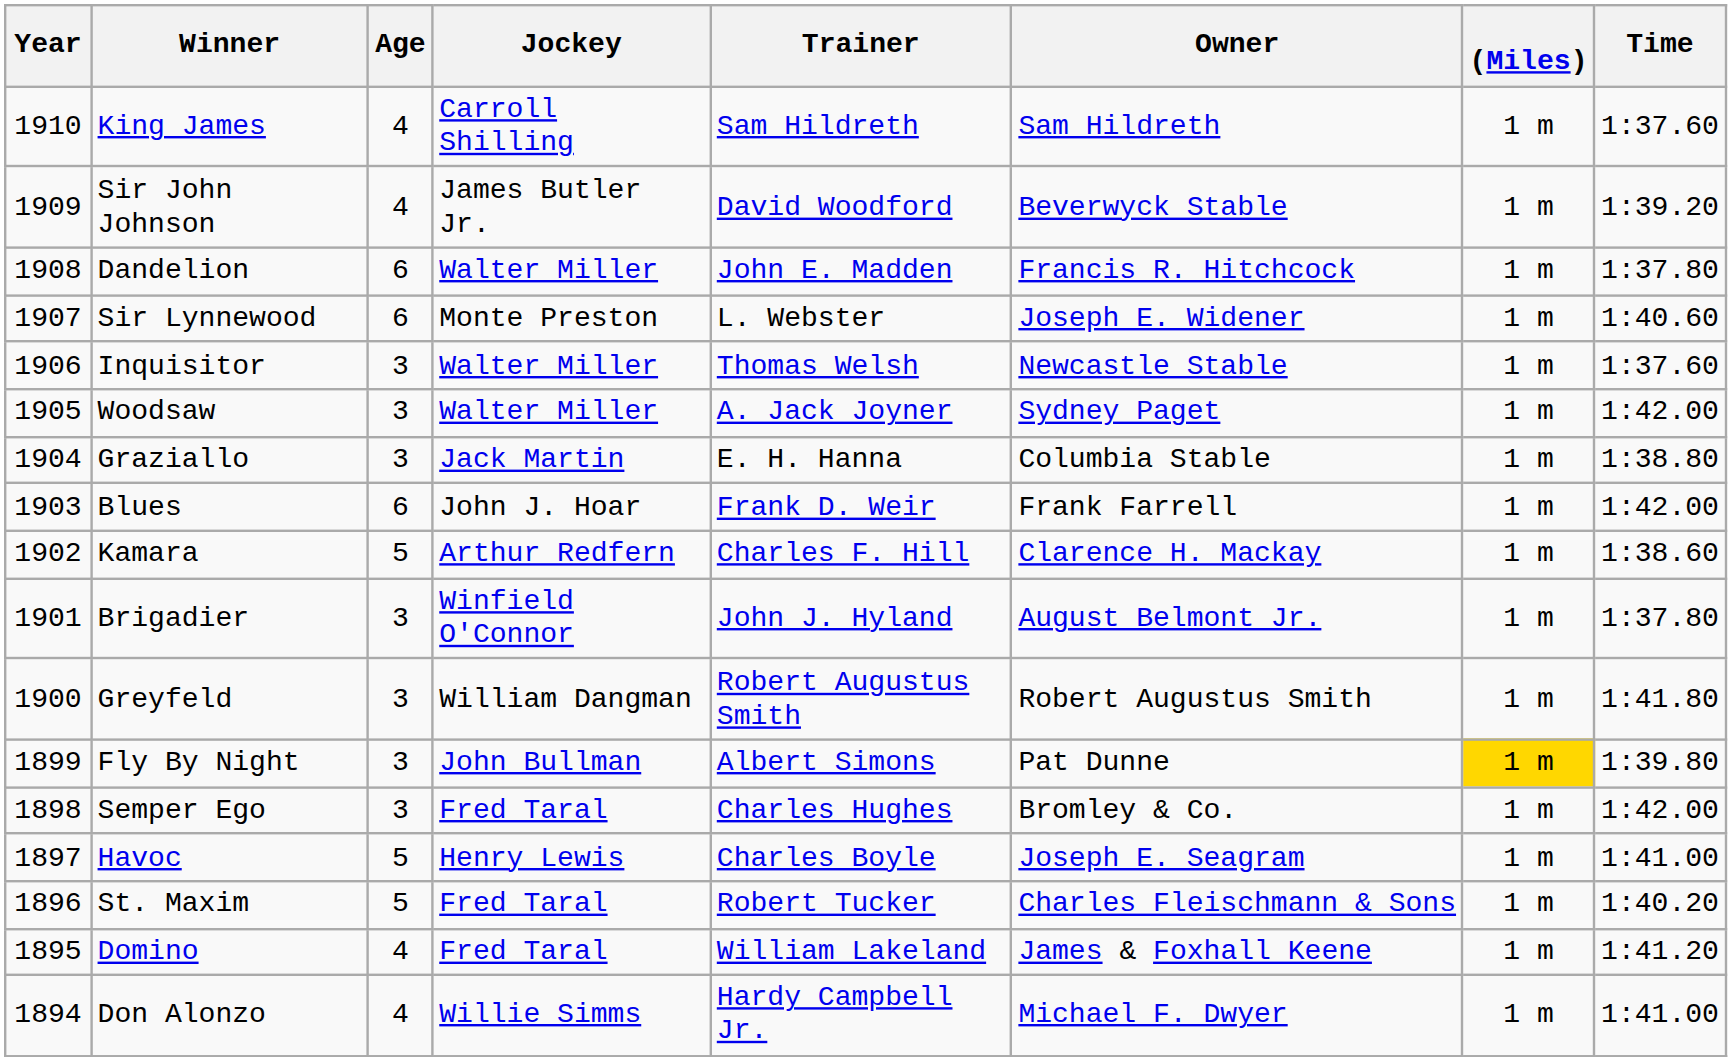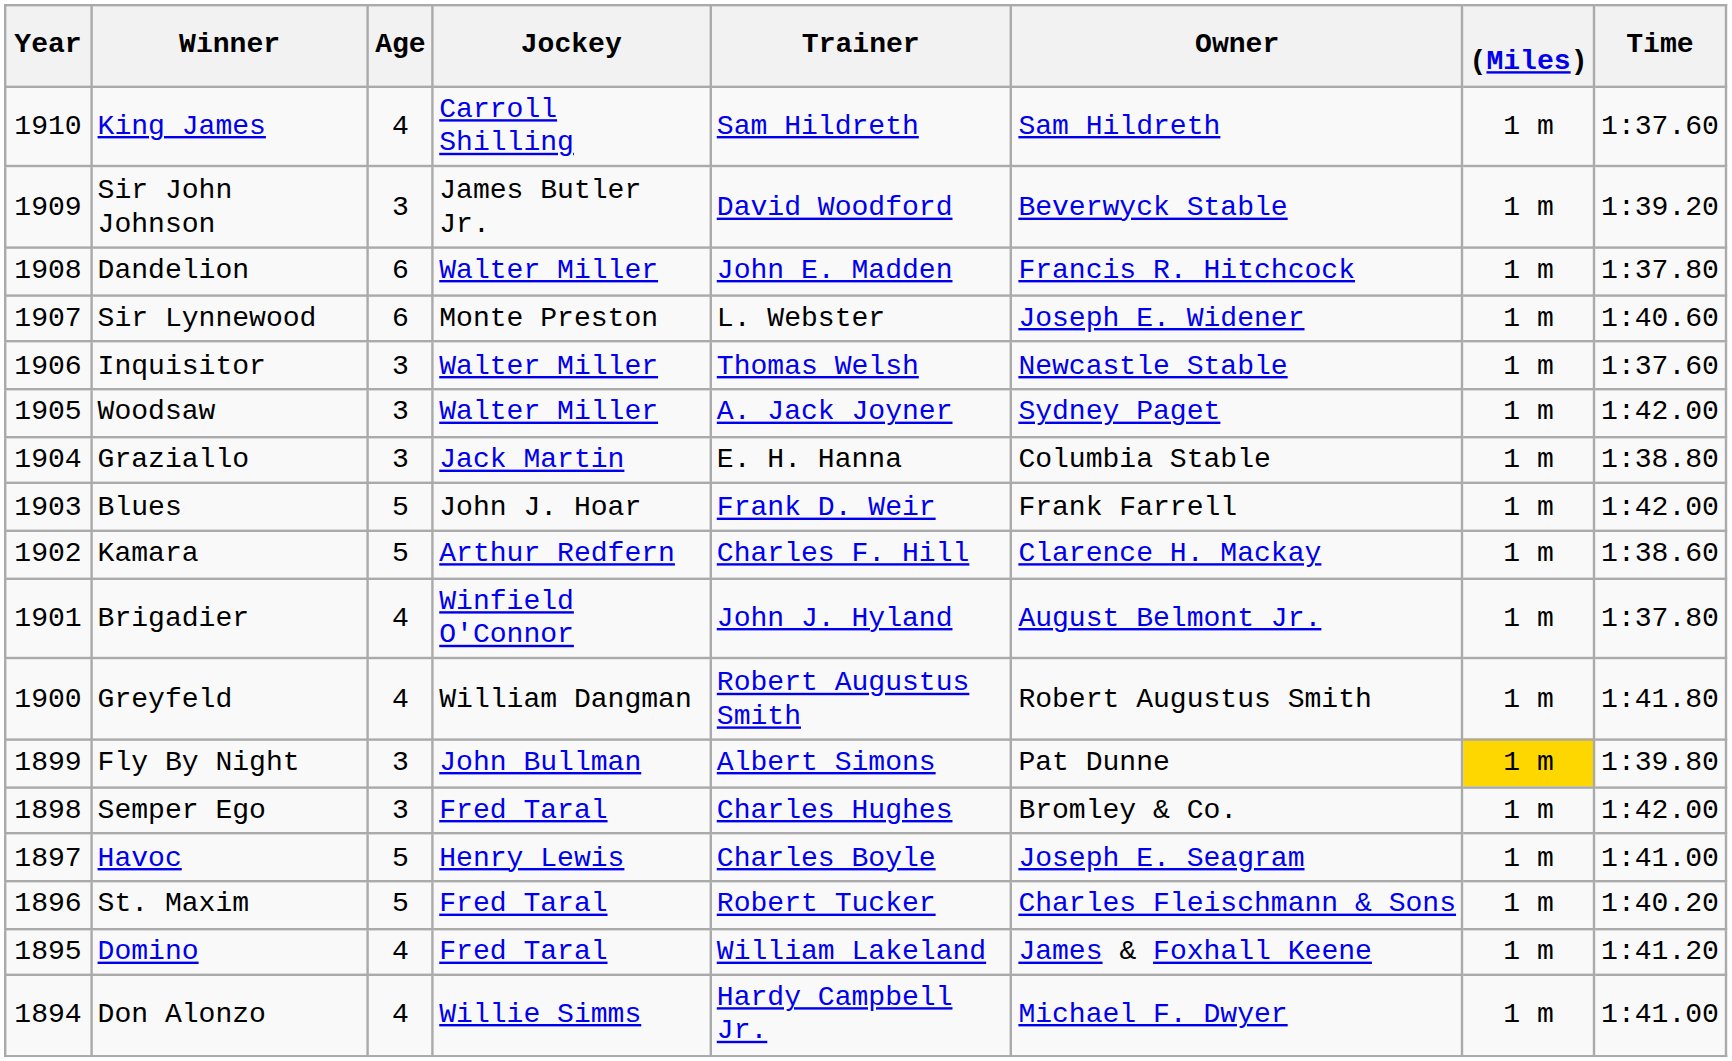(400, 207) 4 -> (400, 207) 3
(400, 507) 6 -> (400, 507) 5
(400, 618) 3 -> (400, 618) 4
(400, 699) 3 -> (400, 699) 4
